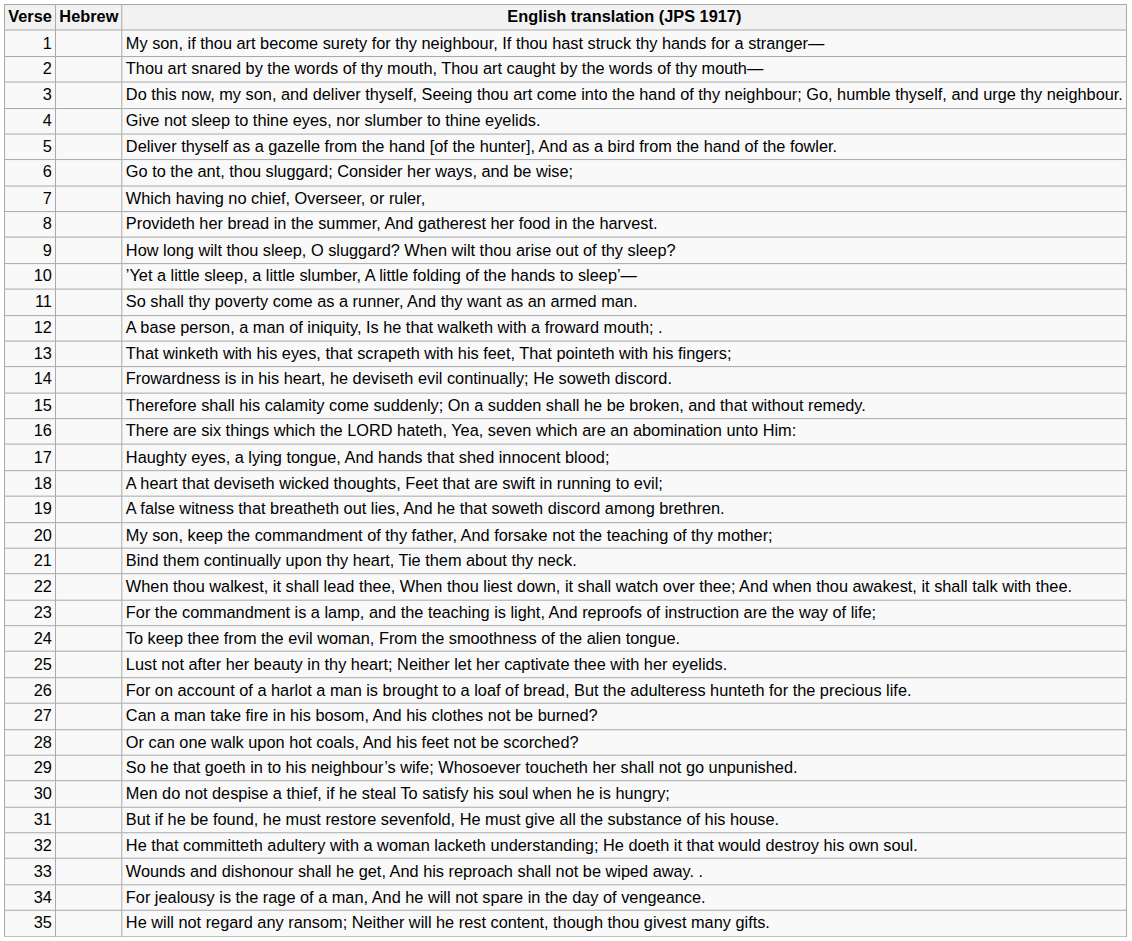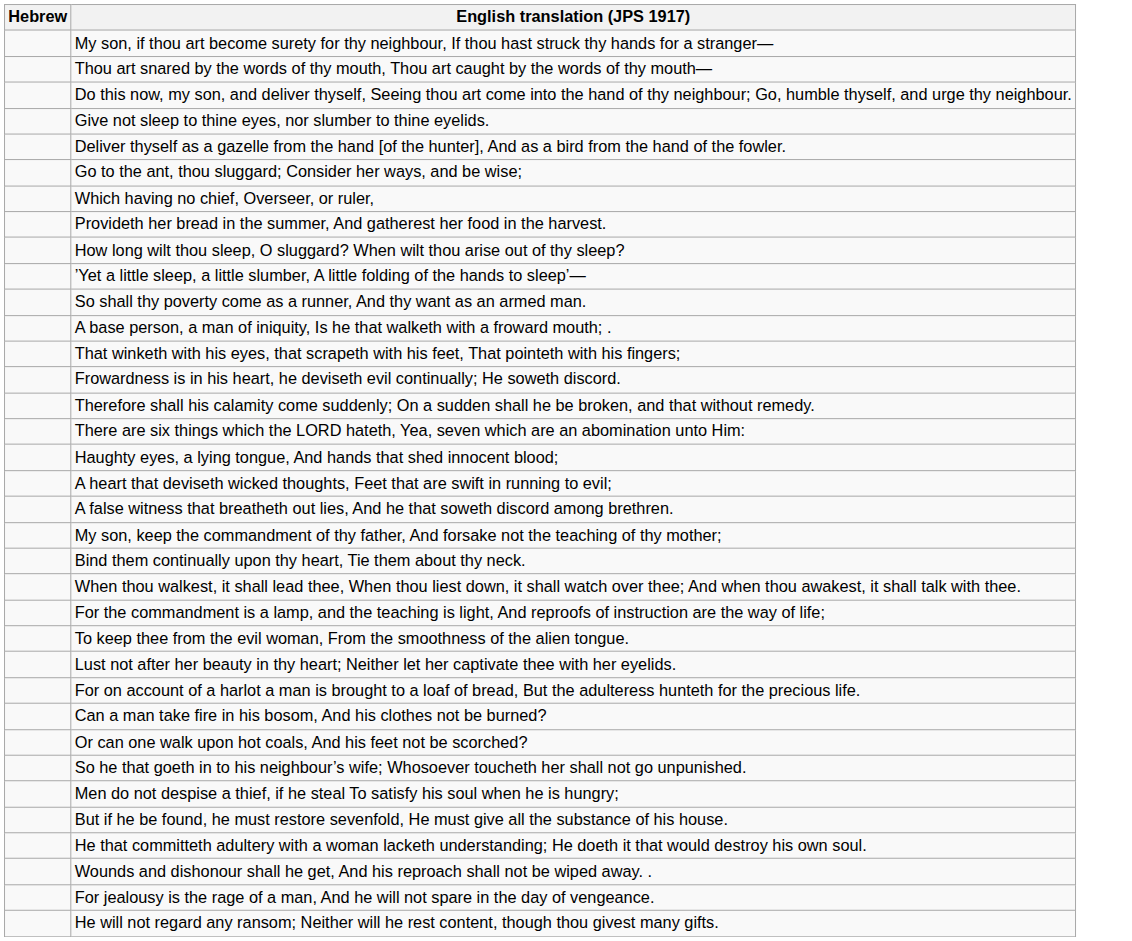- column: (30, 17)
